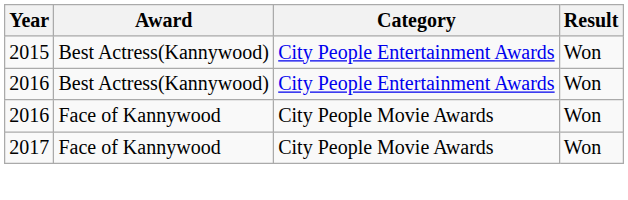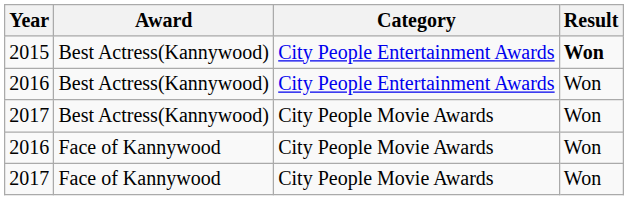(583, 52) normal -> (584, 52) bold
+ row: (29, 115)
